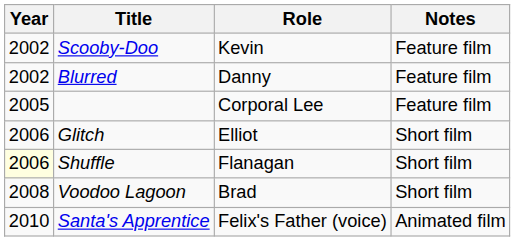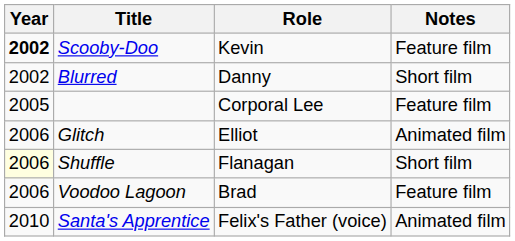(29, 47) normal -> (29, 47) bold
(443, 76) Feature film -> (434, 76) Short film
(434, 134) Short film -> (450, 134) Animated film
(29, 192) 2008 -> (29, 192) 2006
(434, 192) Short film -> (443, 192) Feature film
